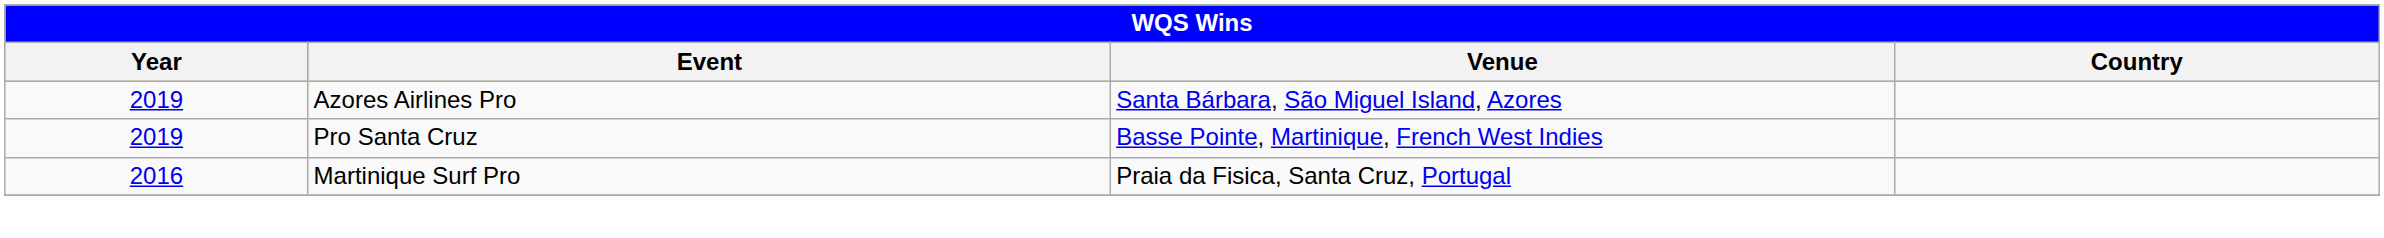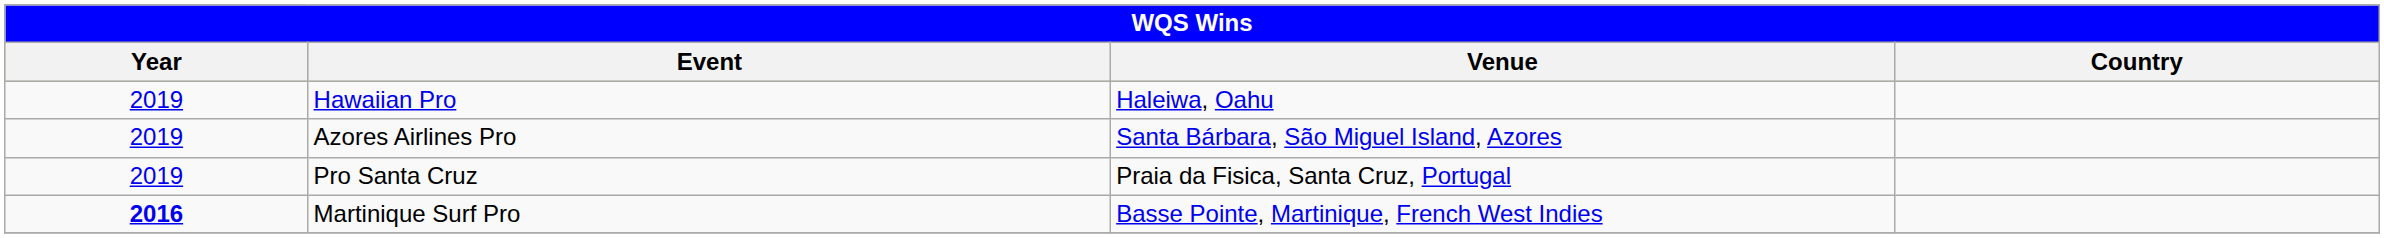+ row: (385, 99)
(1359, 137) Basse Pointe, Martinique, French West Indies -> (1314, 175) Praia da Fisica, Santa Cruz, Portugal
(156, 175) normal -> (156, 213) bold
(1314, 175) Praia da Fisica, Santa Cruz, Portugal -> (1359, 213) Basse Pointe, Martinique, French West Indies
